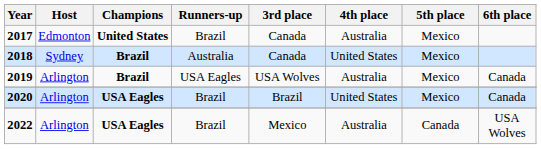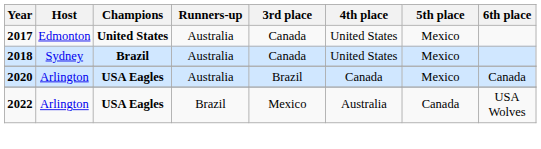(211, 35) Brazil -> (211, 35) Australia
(364, 35) Australia -> (364, 35) United States
- row: (20, 77)
(211, 97) Brazil -> (211, 77) Australia
(364, 97) United States -> (364, 77) Canada
